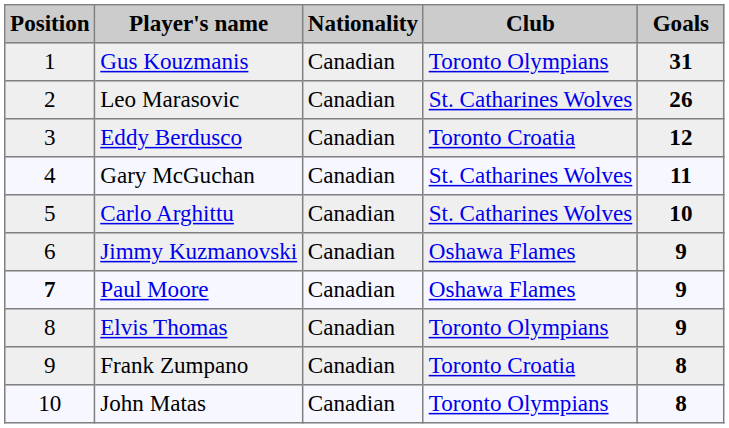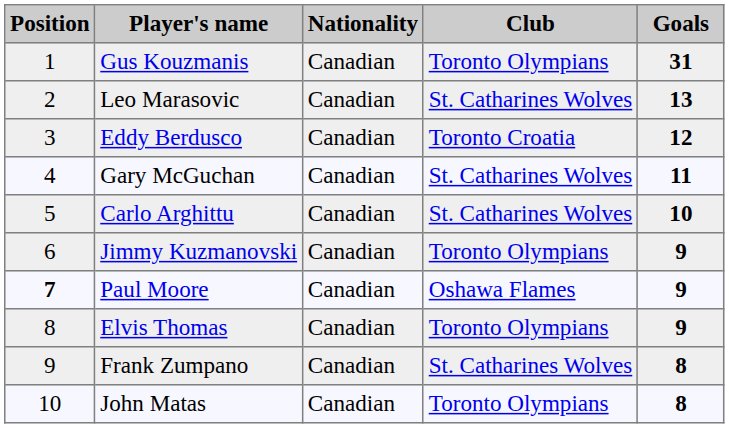(681, 99) 26 -> (681, 99) 13
(502, 251) Oshawa Flames -> (519, 251) Toronto Olympians
(502, 365) Toronto Croatia -> (530, 365) St. Catharines Wolves
